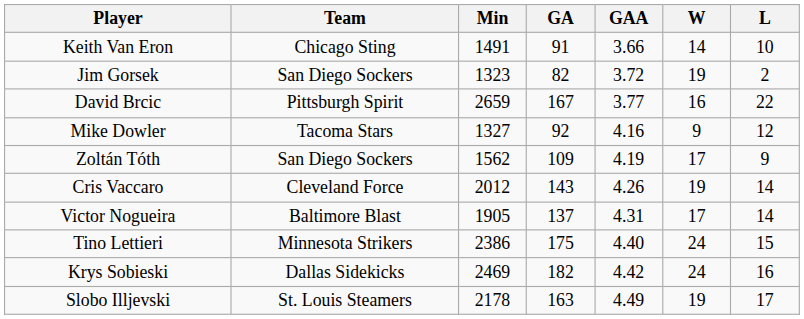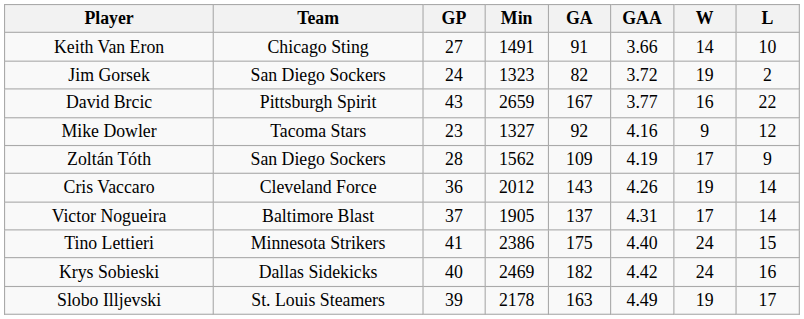+ column: (454, 18)
